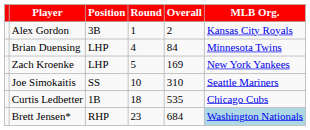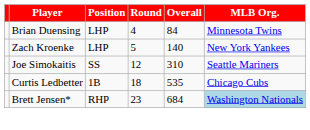- row: (40, 30)
(175, 64) 169 -> (175, 47) 140
(136, 82) 10 -> (136, 64) 12
